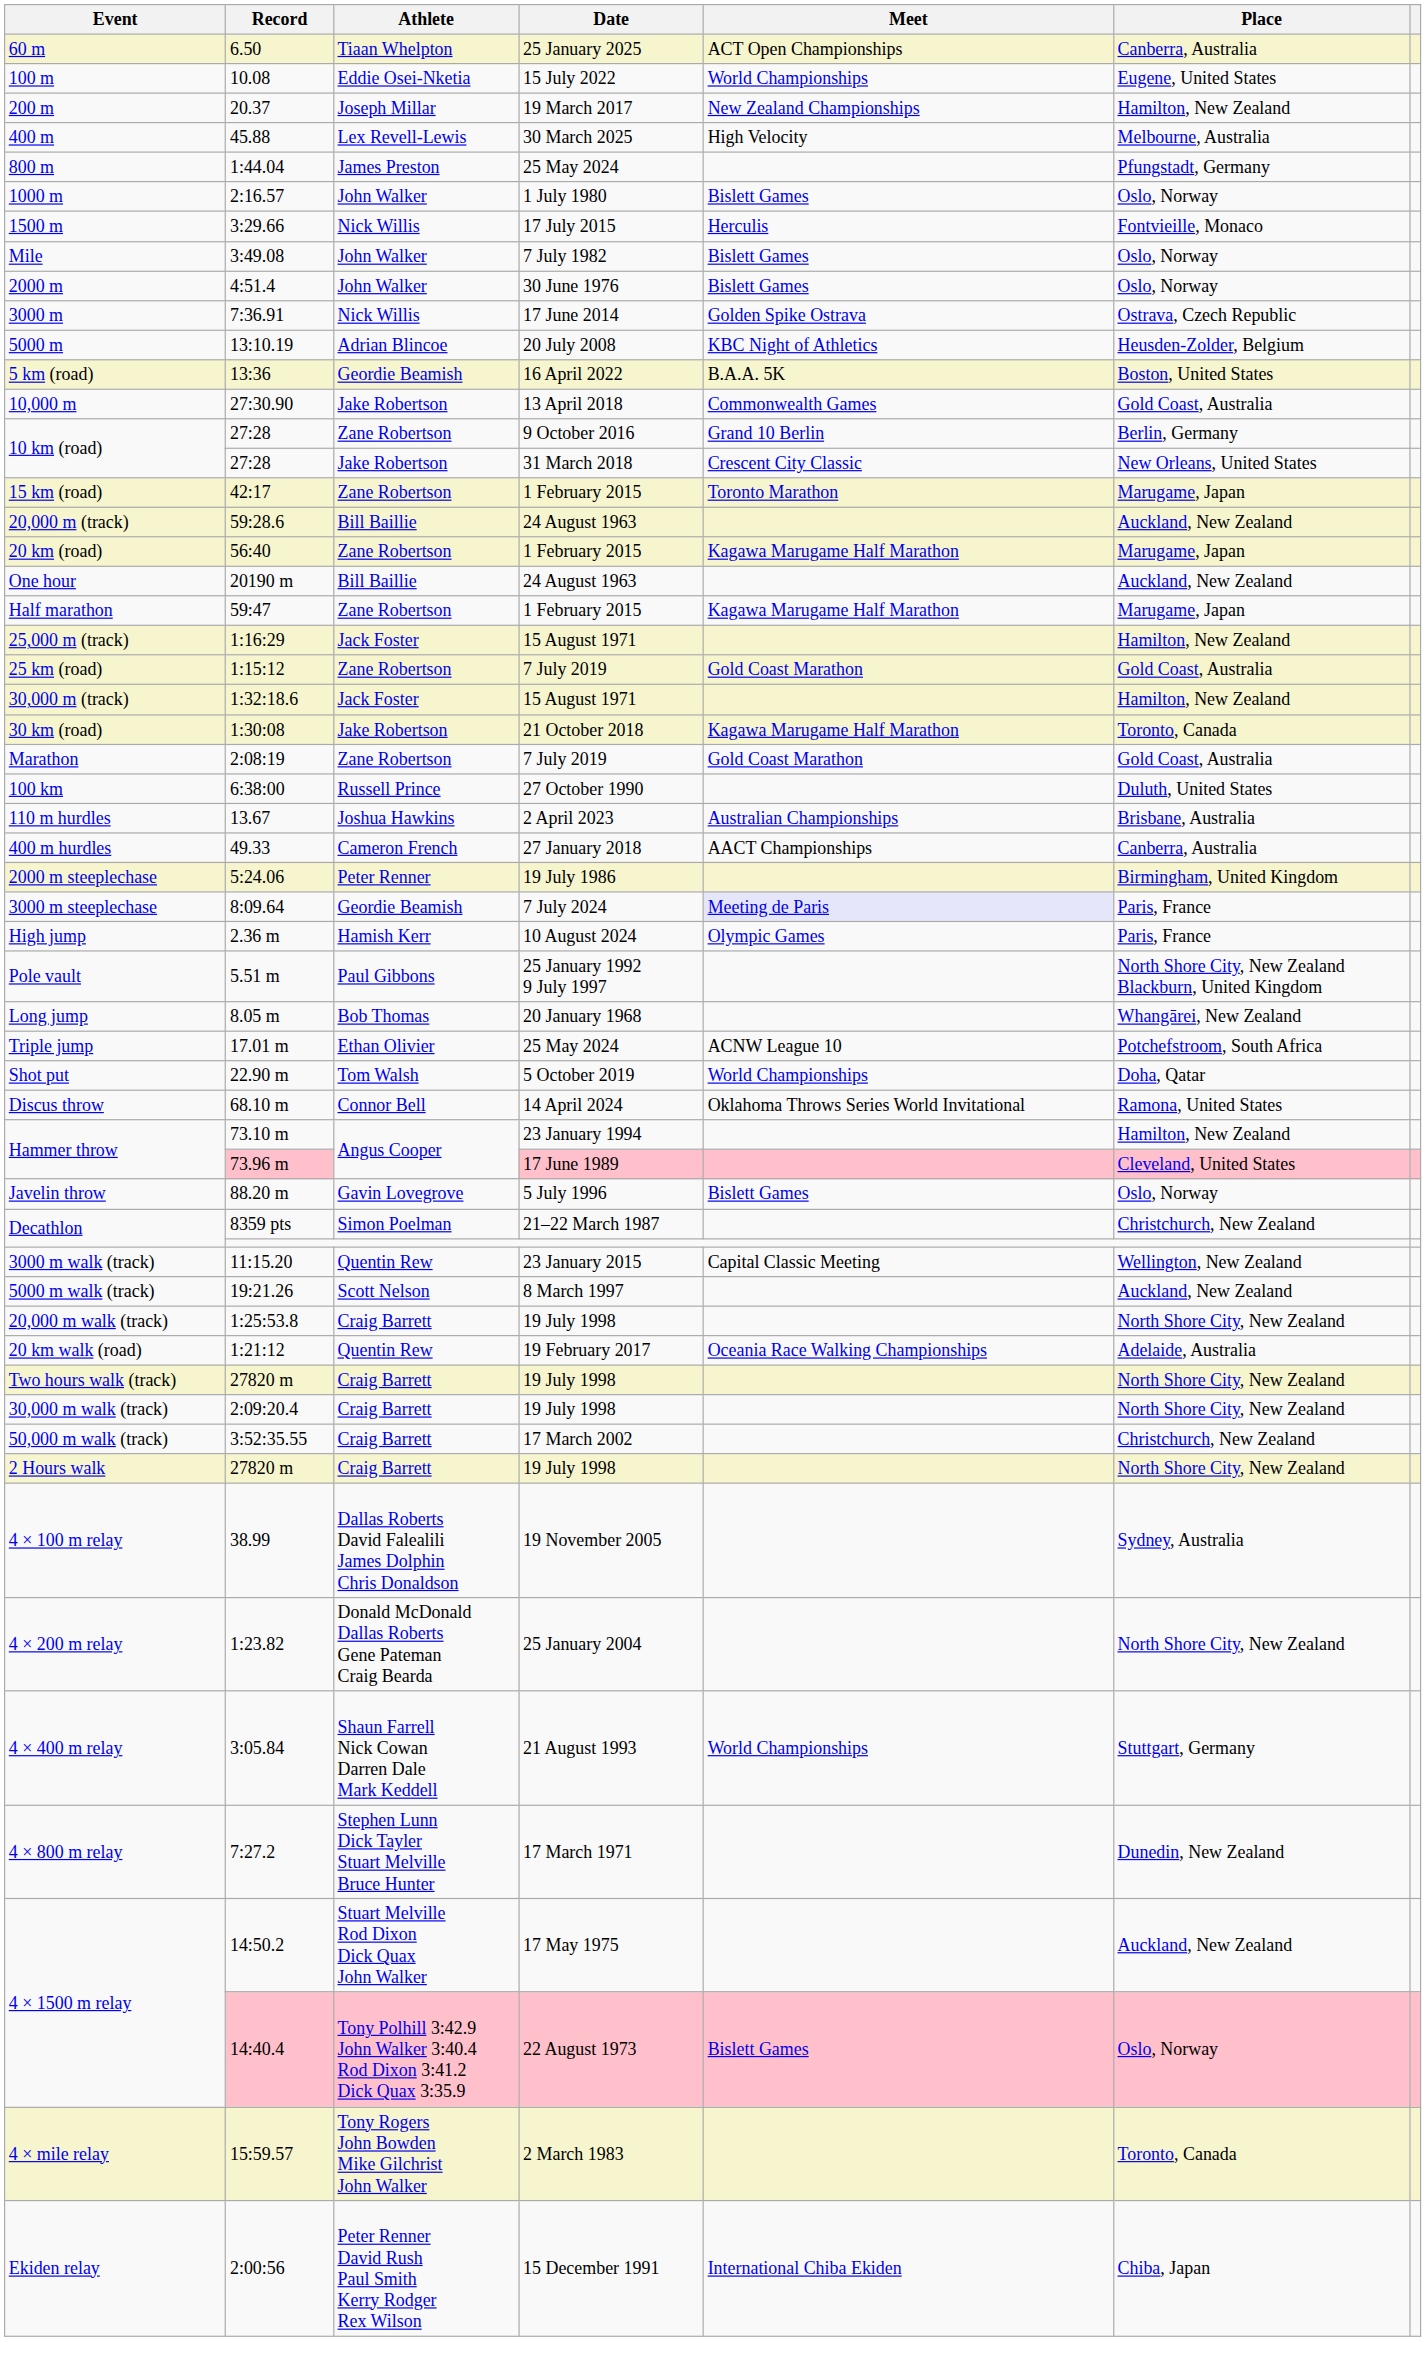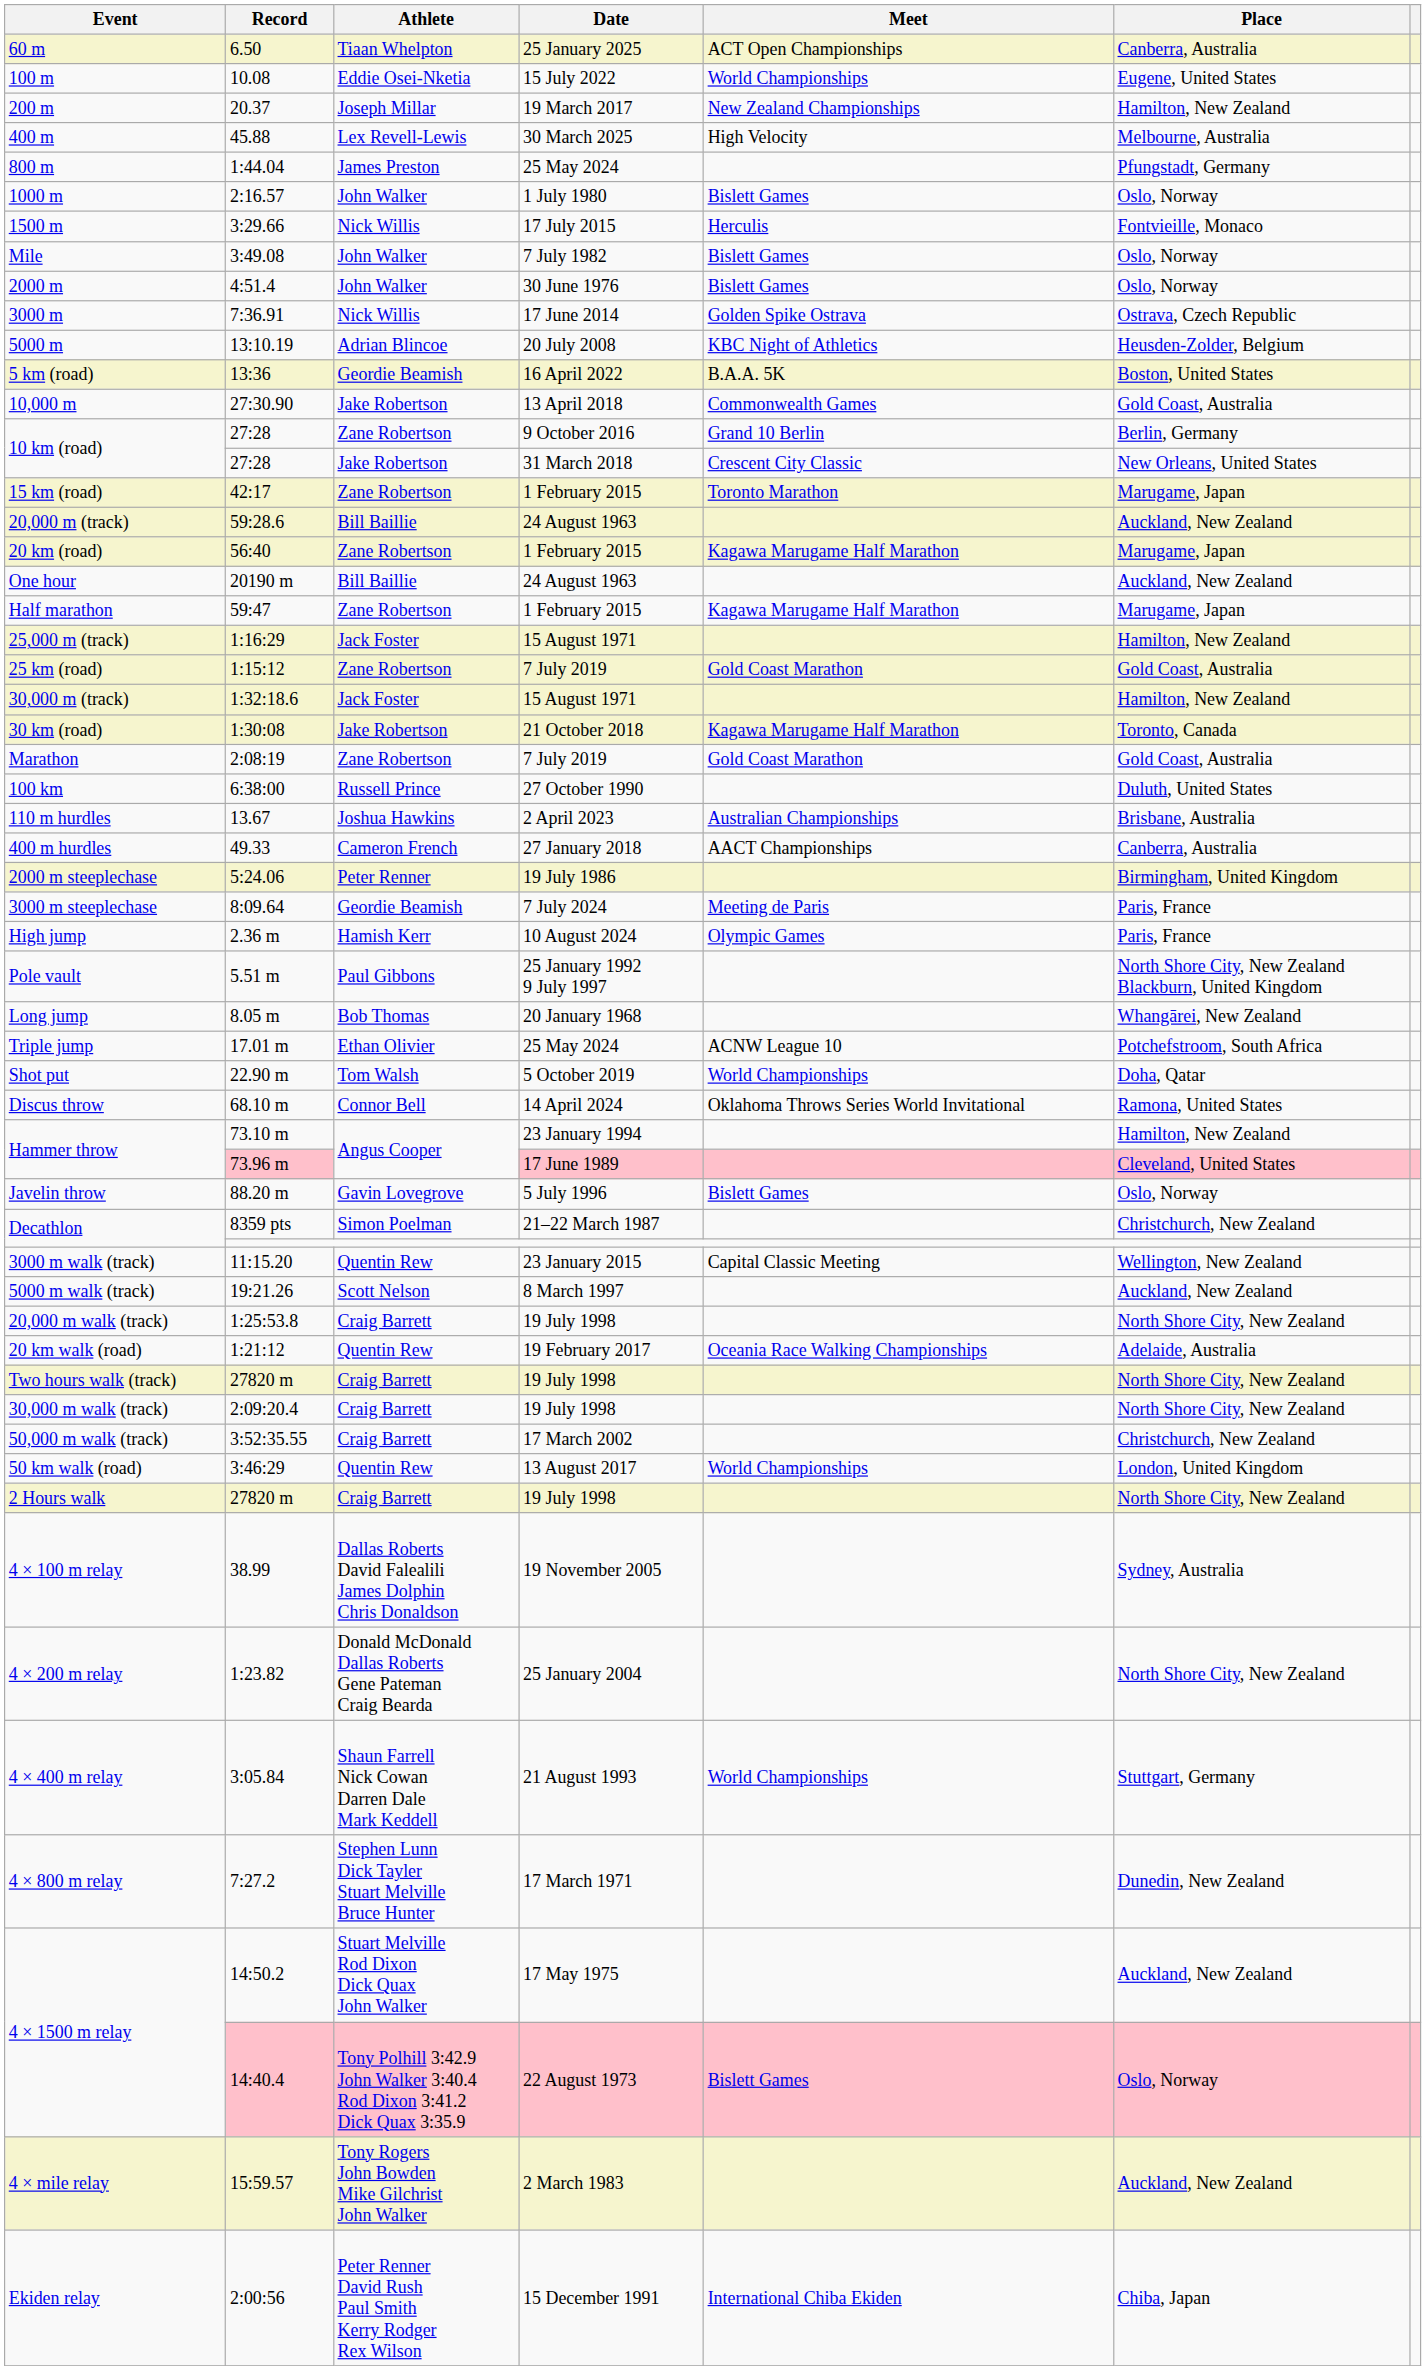(768, 906) lavender background -> (768, 906) no background
+ row: (75, 1468)
(1177, 2153) Toronto, Canada -> (1205, 2183) Auckland, New Zealand
